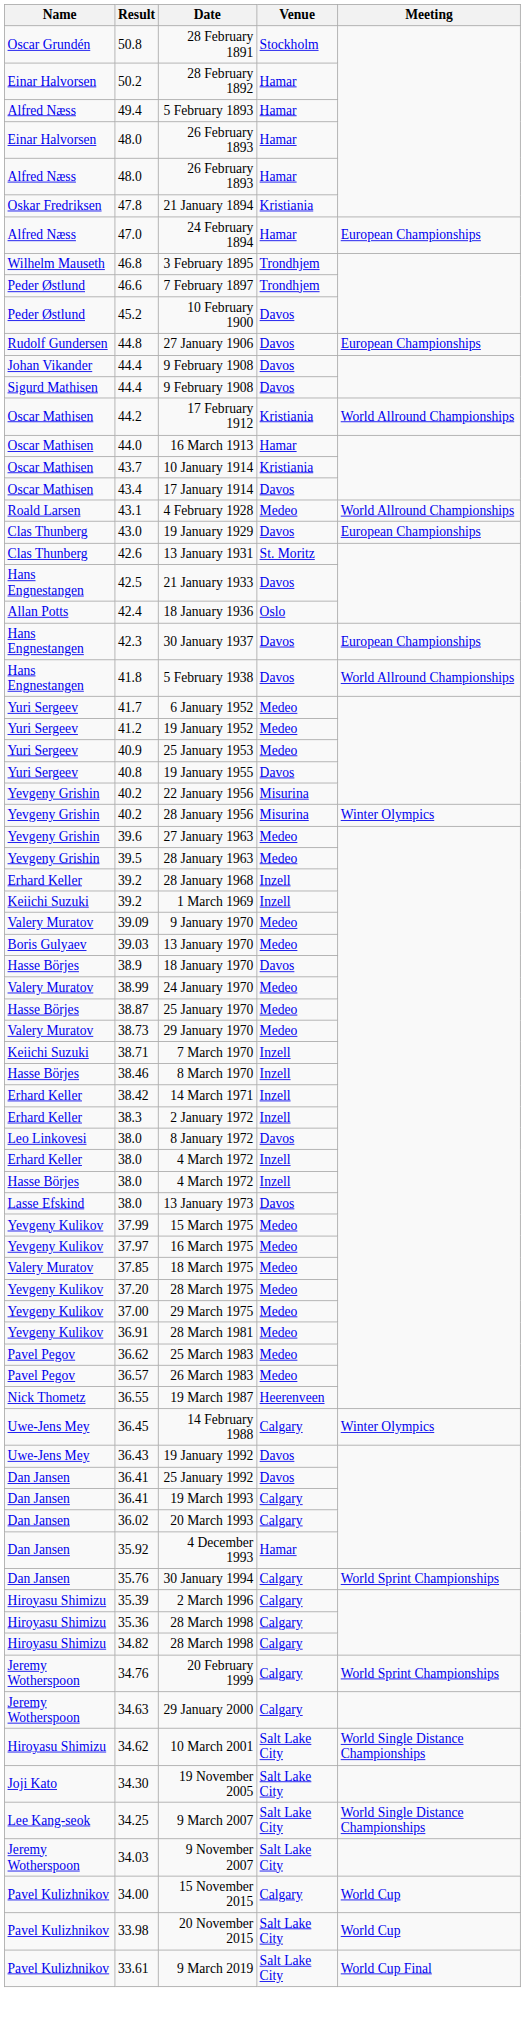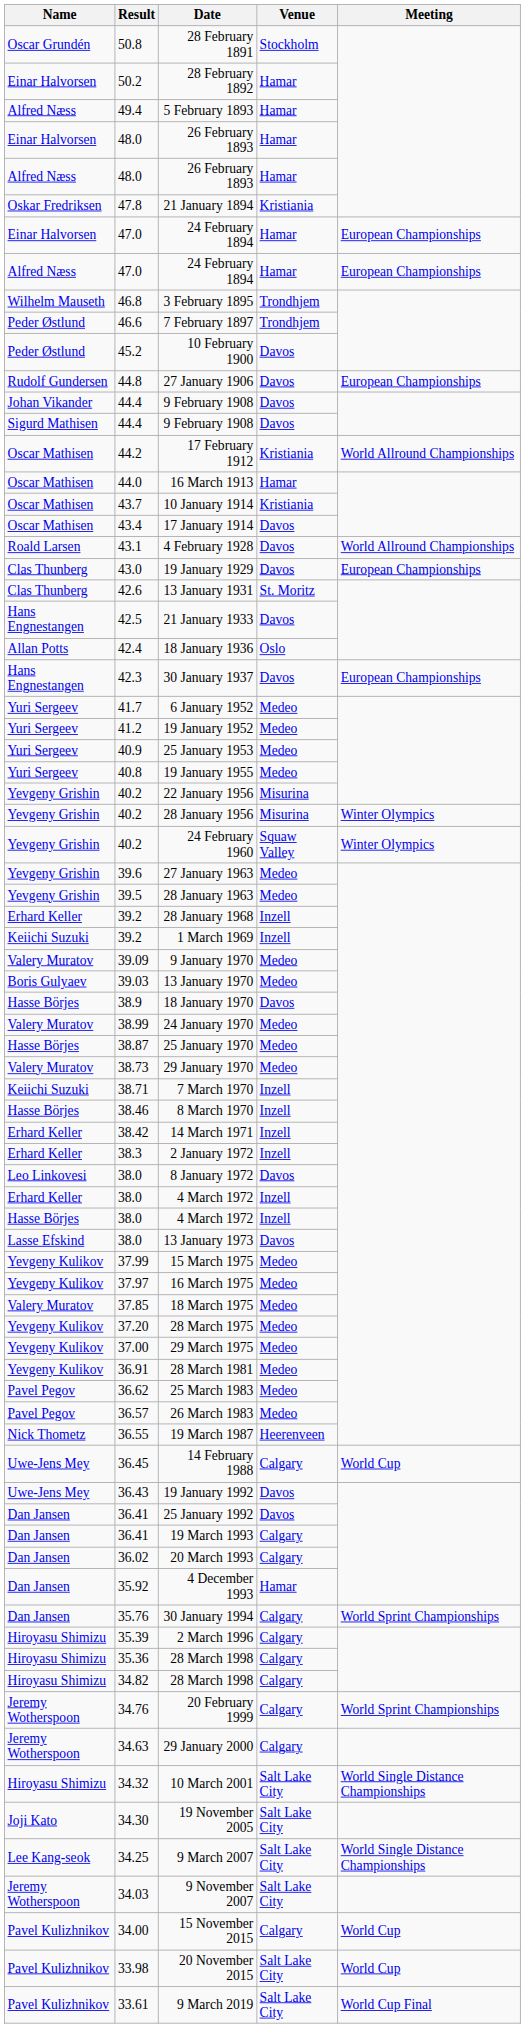+ row: (52, 235)
(278, 510) Medeo -> (277, 547) Davos
- row: (46, 678)
(277, 772) Davos -> (278, 772) Medeo
+ row: (54, 844)
(387, 1426) Winter Olympics -> (371, 1463) World Cup
(133, 1746) 34.62 -> (133, 1783) 34.32
